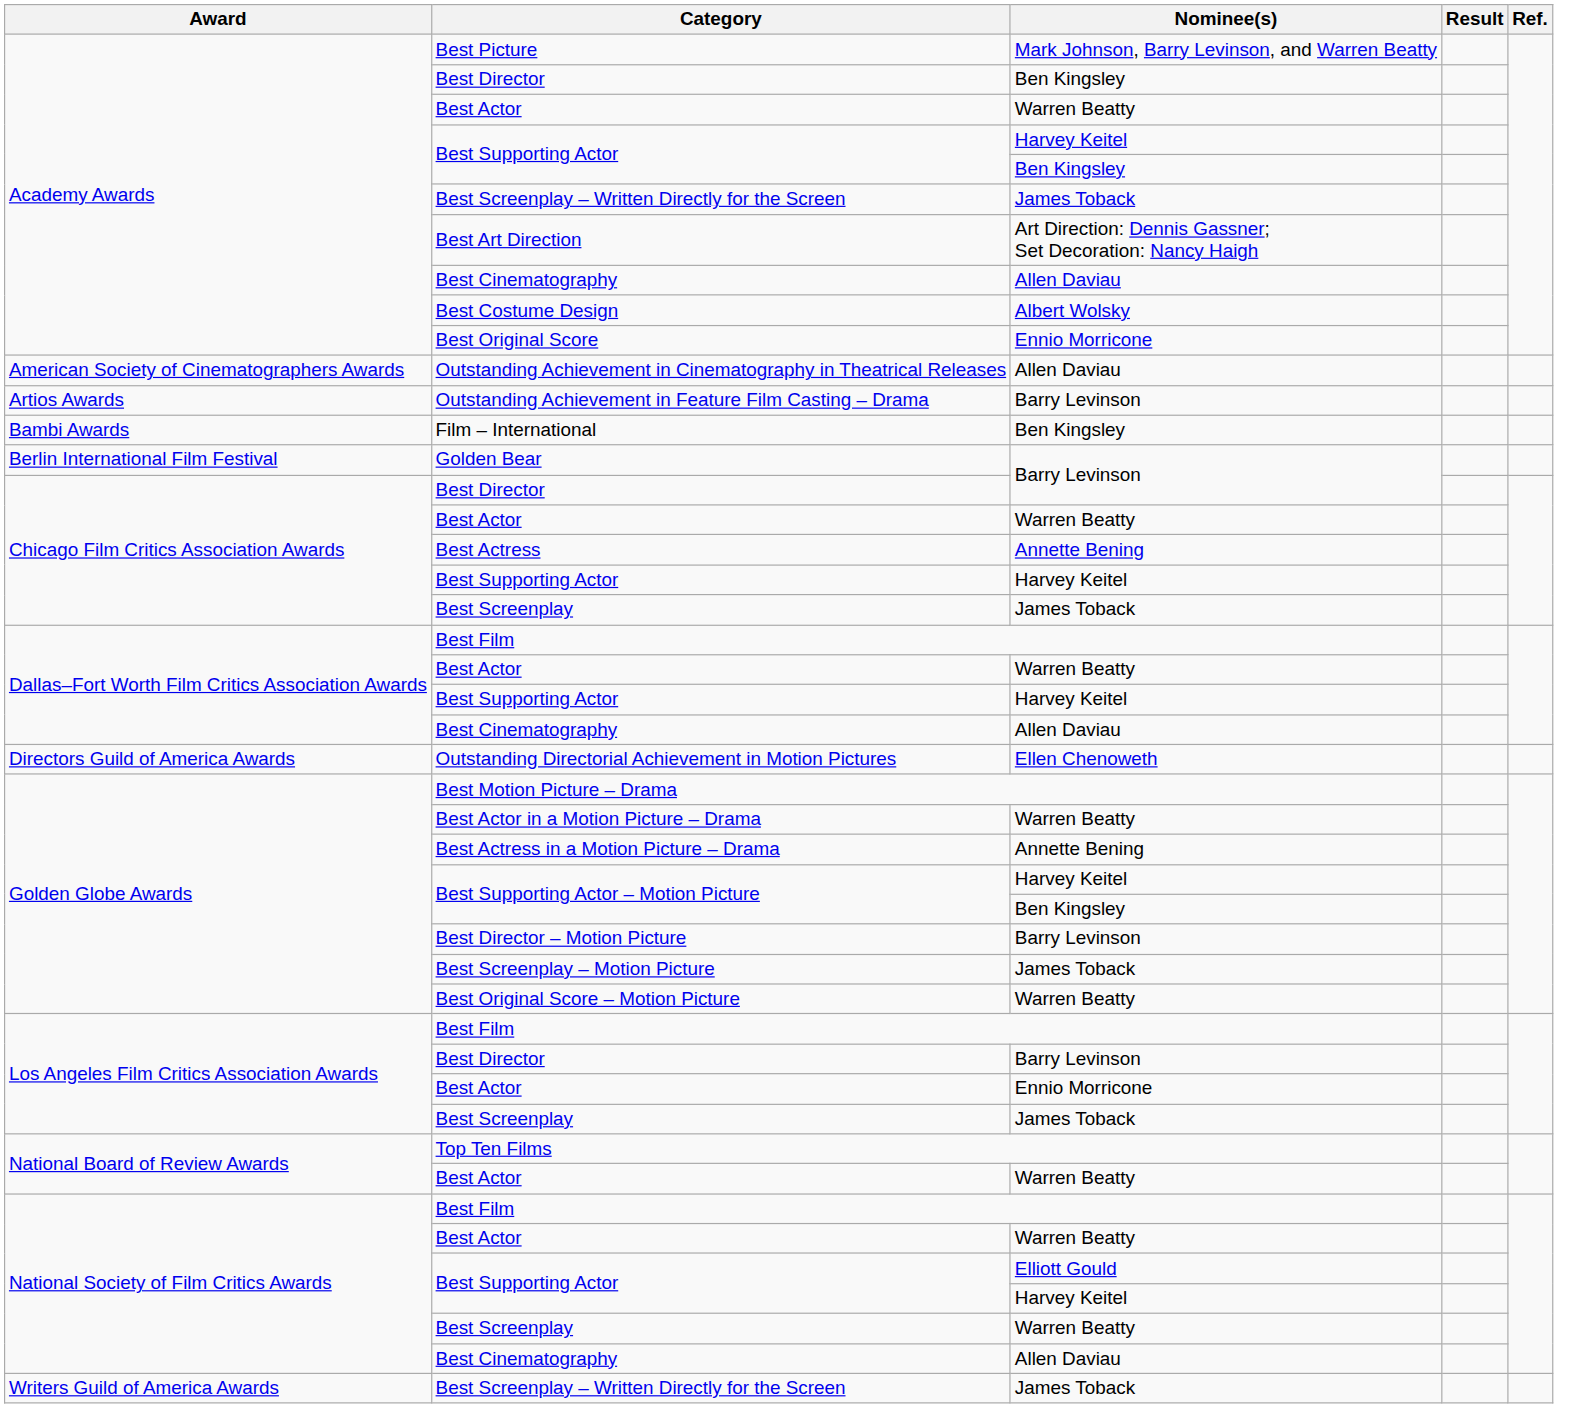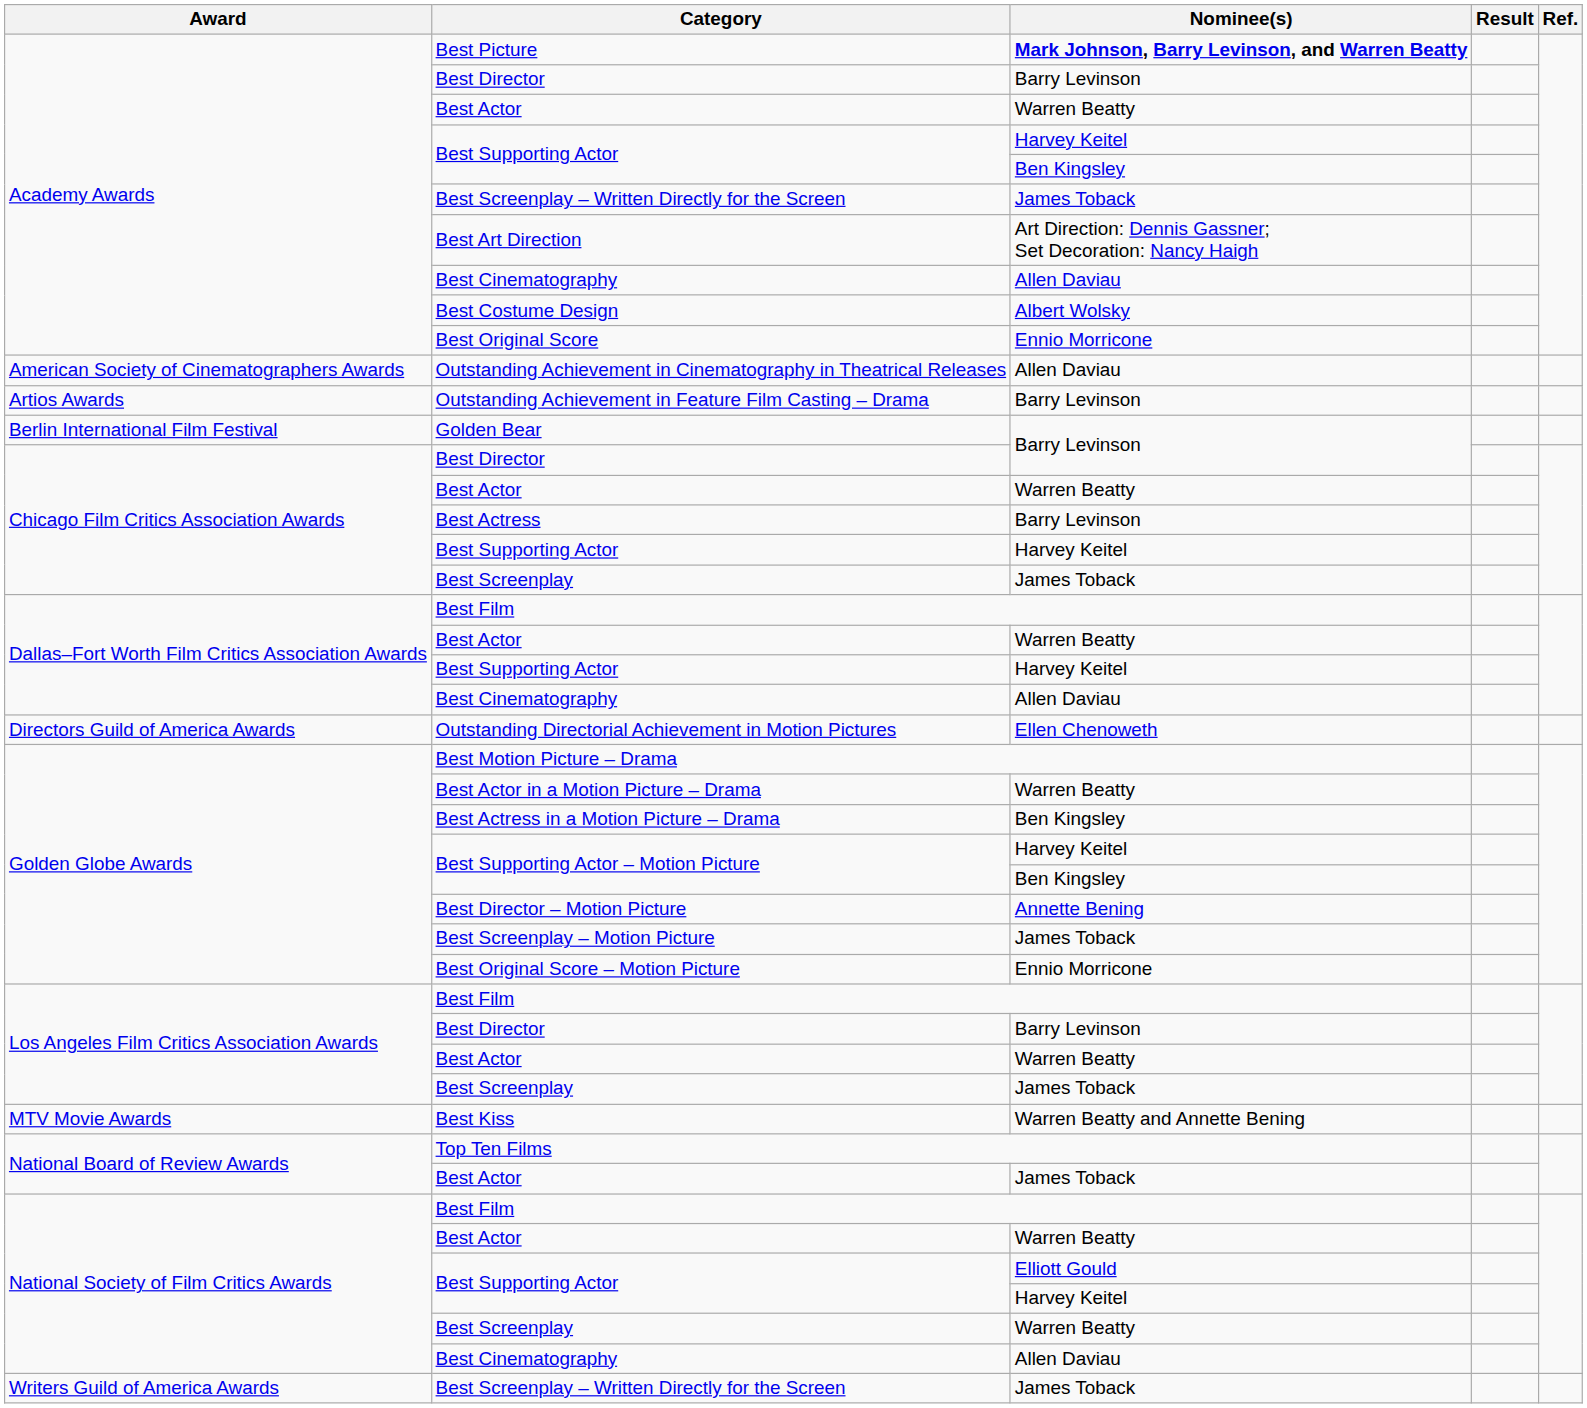(1226, 49) normal -> (1241, 49) bold
(1070, 79) Ben Kingsley -> (1078, 79) Barry Levinson
- row: (69, 429)
(1079, 549) Annette Bening -> (1078, 519) Barry Levinson
(1079, 849) Annette Bening -> (1070, 819) Ben Kingsley
(1078, 938) Barry Levinson -> (1079, 909) Annette Bening
(1075, 998) Warren Beatty -> (1084, 968) Ennio Morricone
(1084, 1088) Ennio Morricone -> (1075, 1058) Warren Beatty
+ row: (90, 1118)
(1075, 1178) Warren Beatty -> (1075, 1178) James Toback
